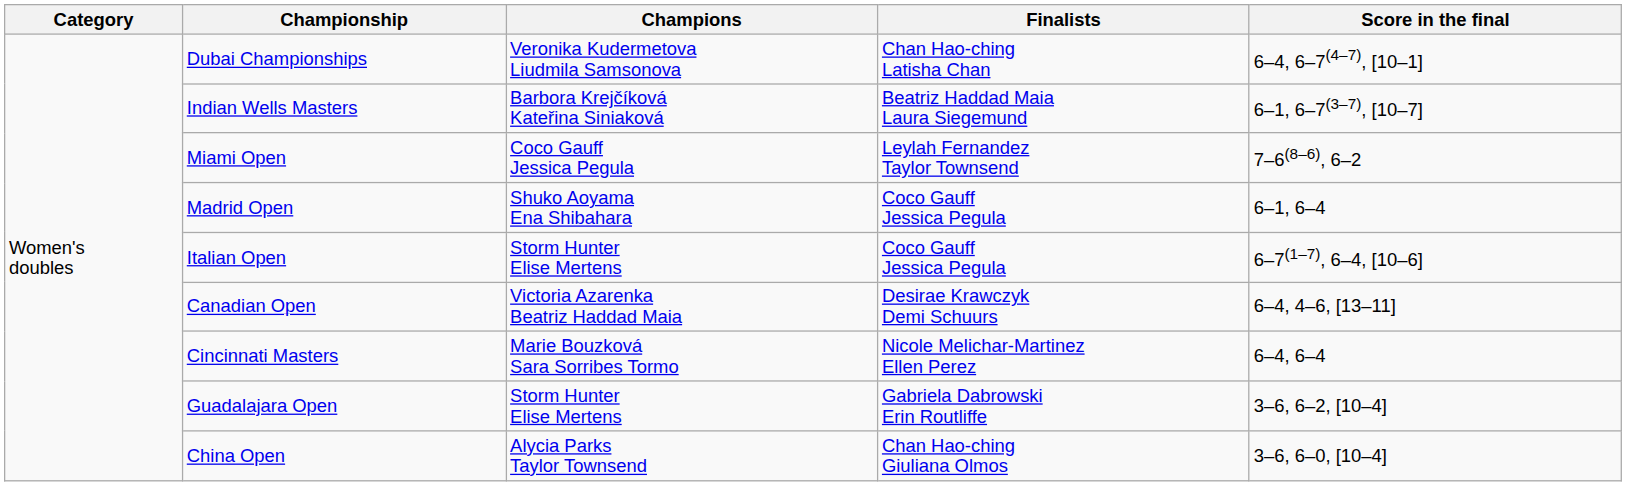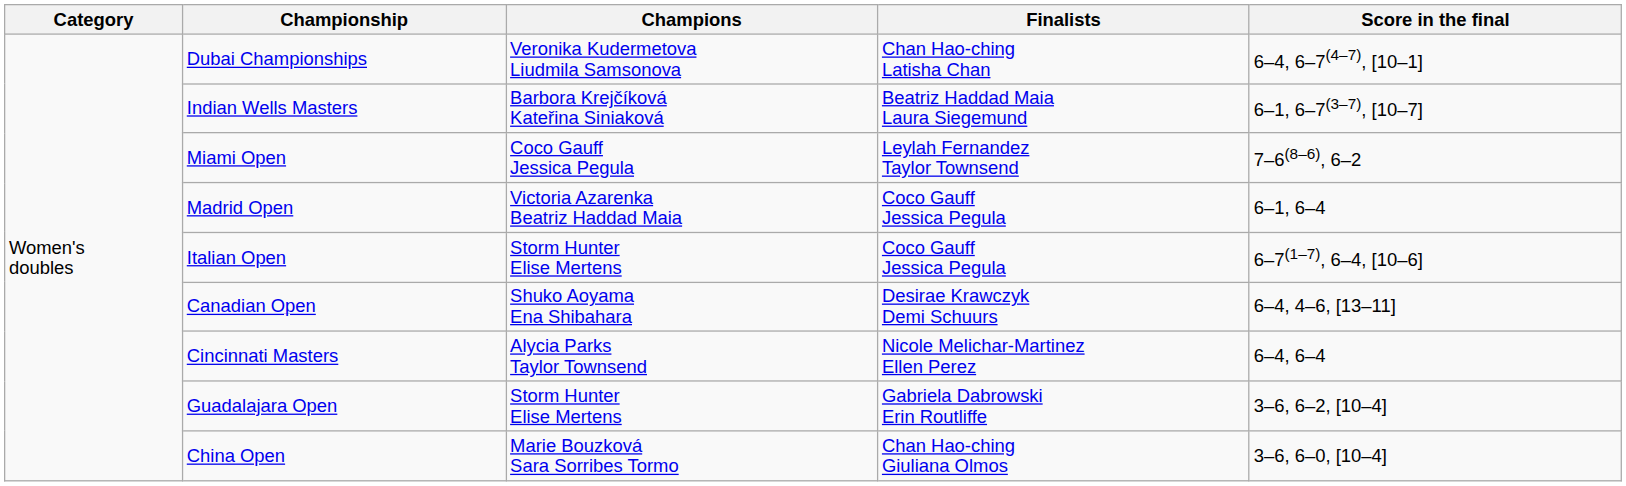(572, 208) Shuko Aoyama Ena Shibahara -> (596, 208) Victoria Azarenka Beatriz Haddad Maia
(596, 307) Victoria Azarenka Beatriz Haddad Maia -> (572, 307) Shuko Aoyama Ena Shibahara
(594, 357) Marie Bouzková Sara Sorribes Tormo -> (579, 357) Alycia Parks Taylor Townsend
(579, 456) Alycia Parks Taylor Townsend -> (594, 456) Marie Bouzková Sara Sorribes Tormo
